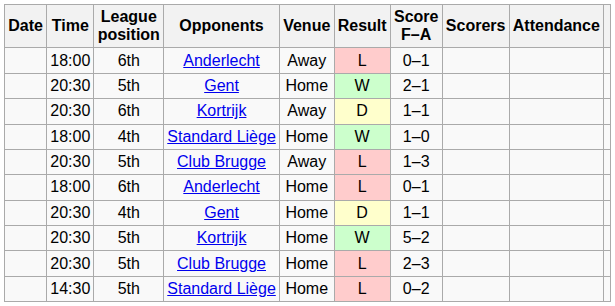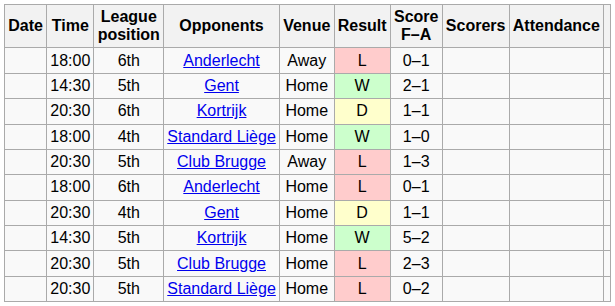(70, 85) 20:30 -> (70, 85) 14:30
(307, 111) Away -> (307, 111) Home
(70, 238) 20:30 -> (70, 238) 14:30
(70, 288) 14:30 -> (70, 288) 20:30
